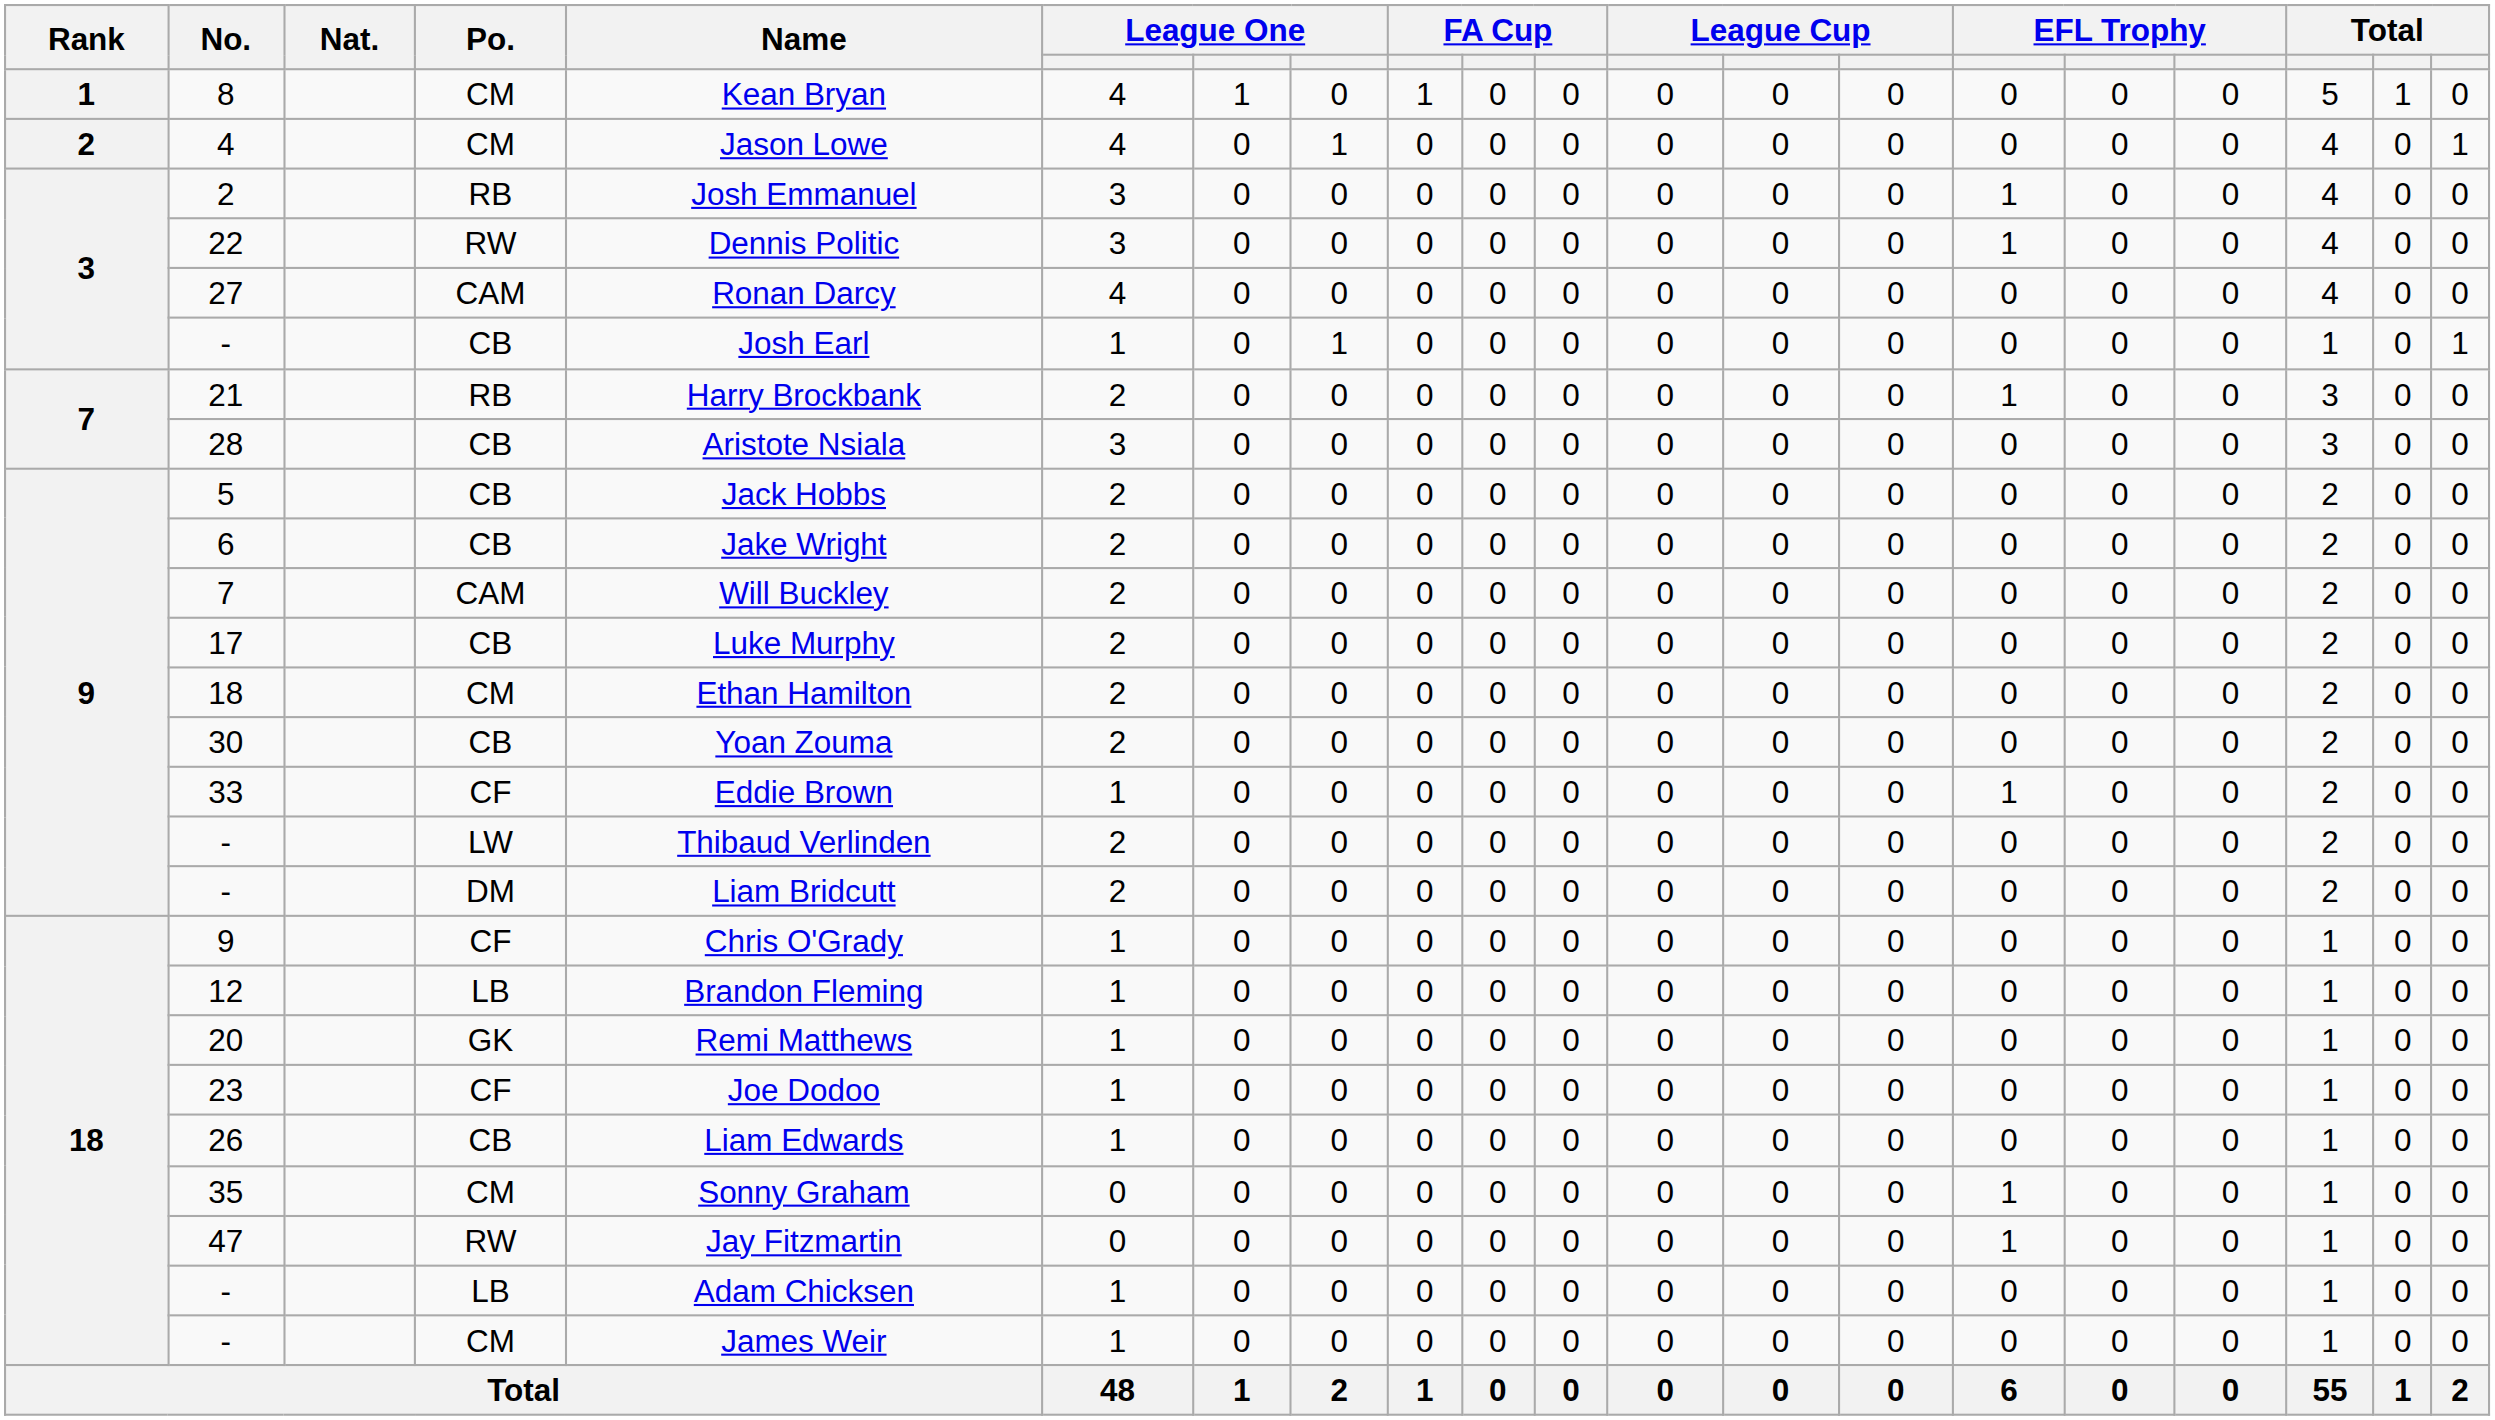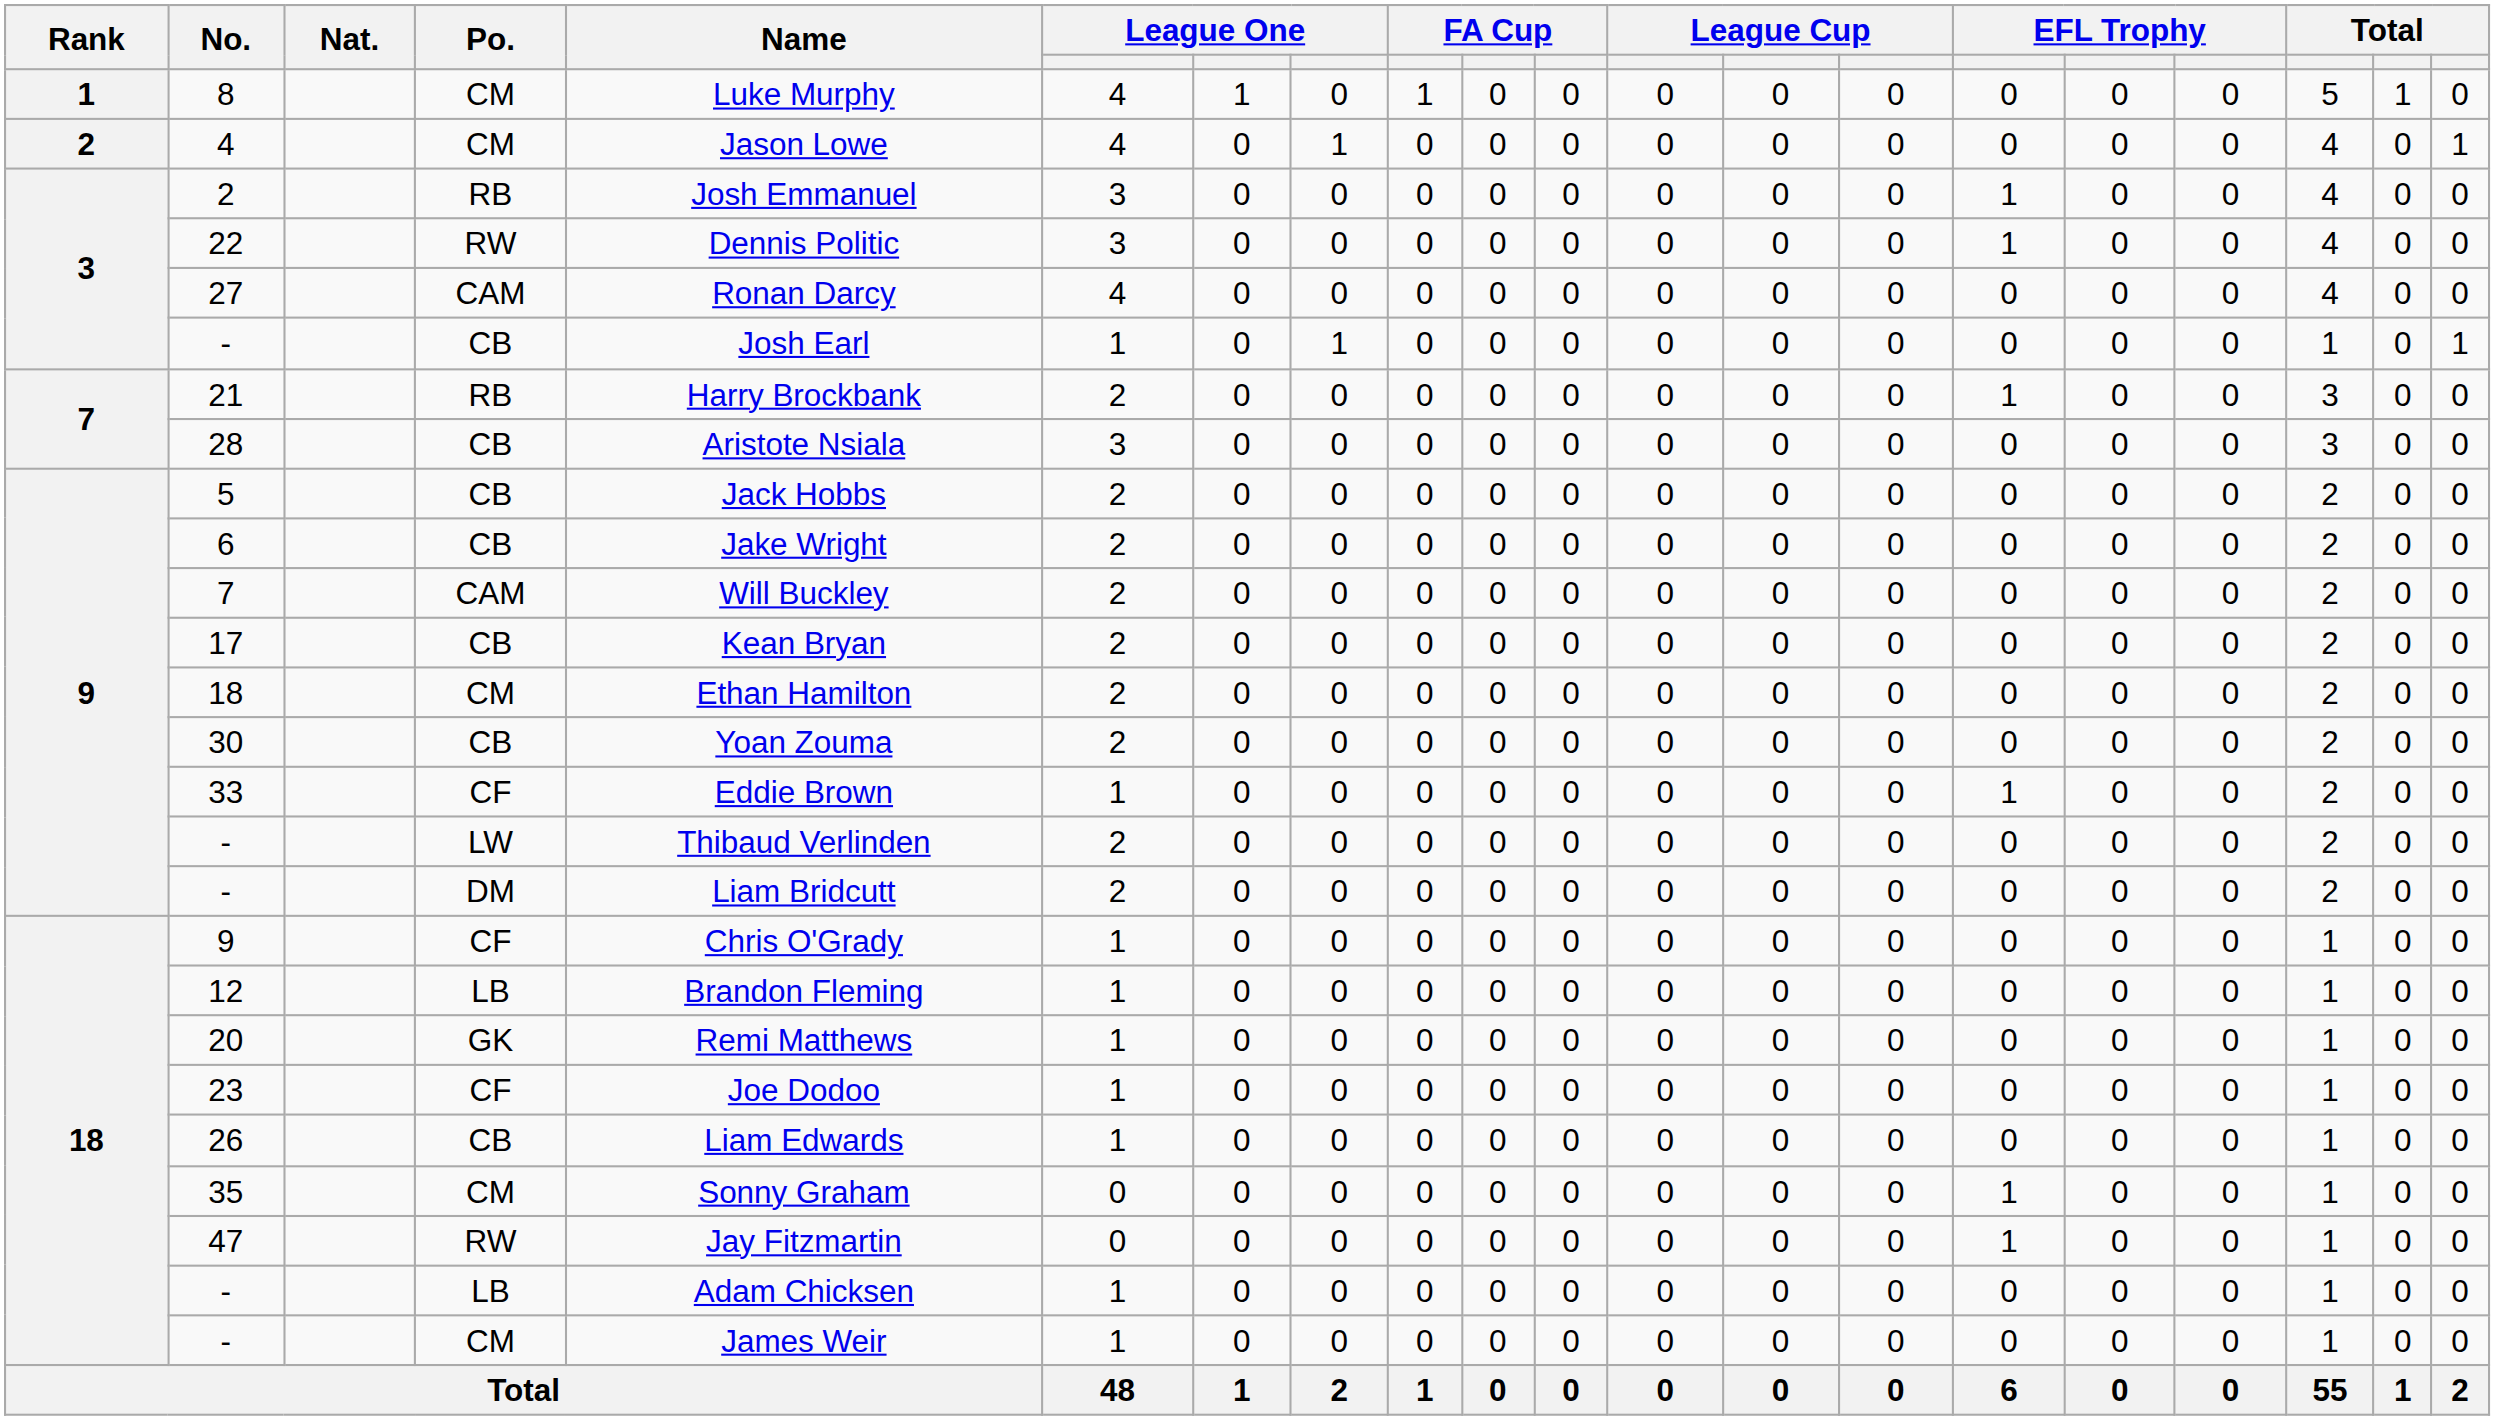(804, 95) Kean Bryan -> (804, 95) Luke Murphy
(804, 642) Luke Murphy -> (804, 642) Kean Bryan
